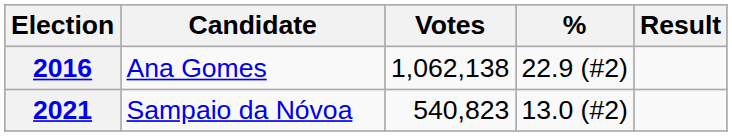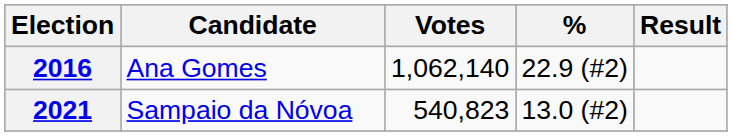(450, 67) 1,062,138 -> (450, 67) 1,062,140
